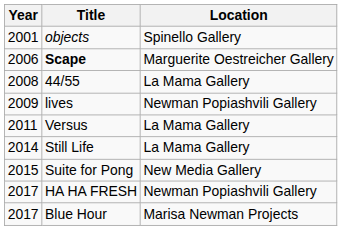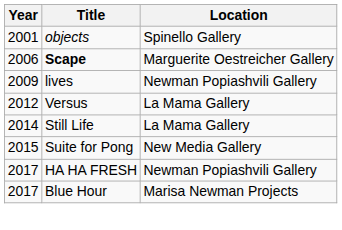- row: (62, 81)
(23, 125) 2011 -> (23, 103) 2012
